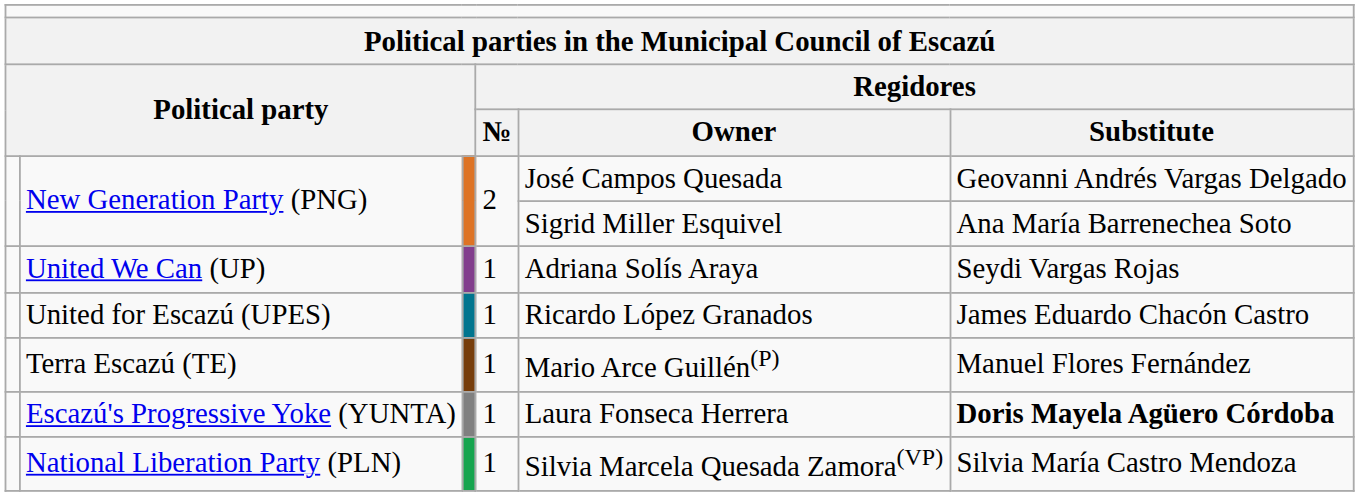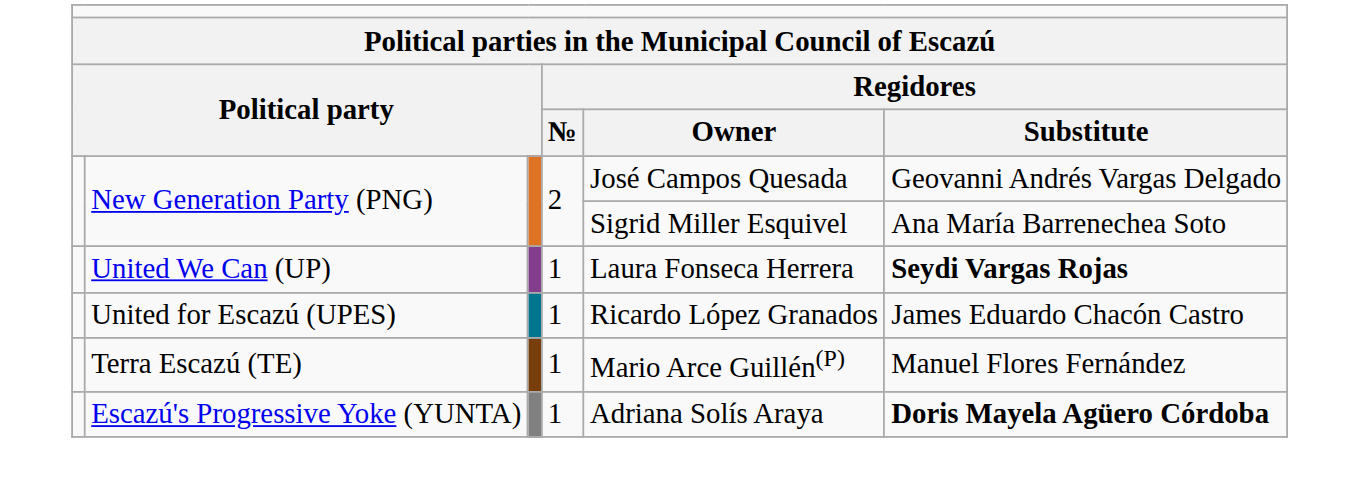(641, 268) Adriana Solís Araya -> (722, 268) Laura Fonseca Herrera
(1068, 268) normal -> (1010, 268) bold
(657, 413) Laura Fonseca Herrera -> (707, 413) Adriana Solís Araya
- row: (213, 463)
